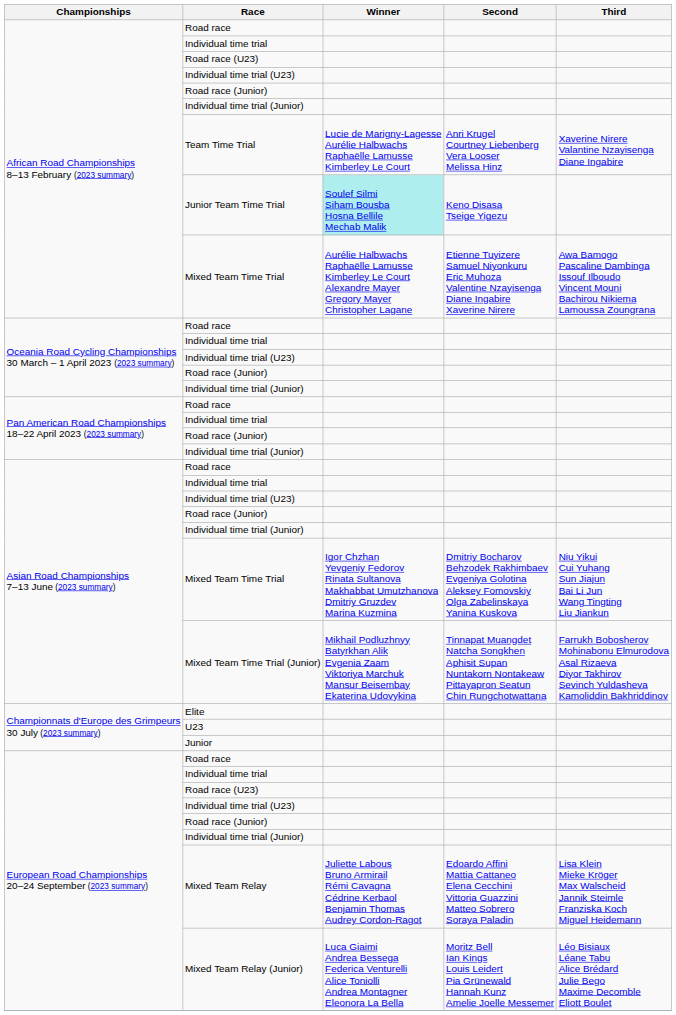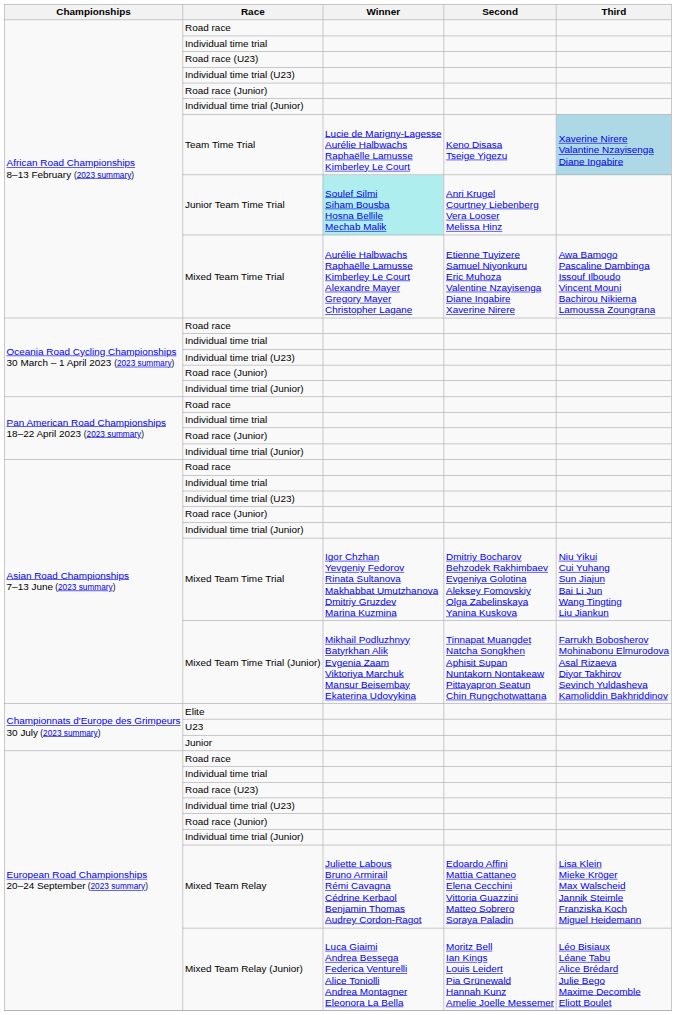(492, 150) Anri Krugel Courtney Liebenberg Vera Looser Melissa Hinz -> (477, 150) Keno Disasa Tseige Yigezu
(606, 150) no background -> (606, 150) lightblue background
(477, 210) Keno Disasa Tseige Yigezu -> (492, 210) Anri Krugel Courtney Liebenberg Vera Looser Melissa Hinz
